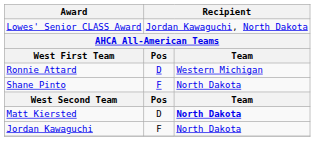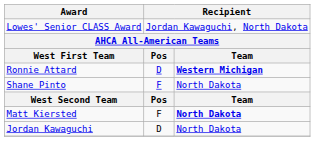(220, 70) normal -> (220, 70) bold
(159, 114) D -> (159, 114) F
(159, 129) F -> (159, 129) D
